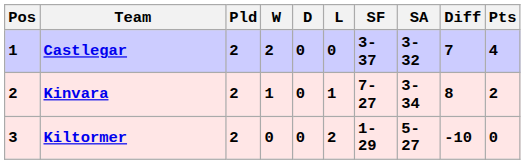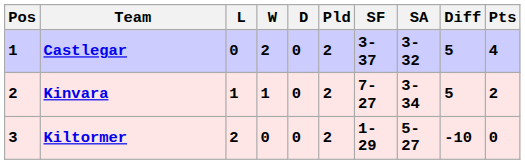columns swapped: (243, 17) <-> (339, 17)
(449, 51) 7 -> (449, 51) 5
(449, 94) 8 -> (449, 94) 5
